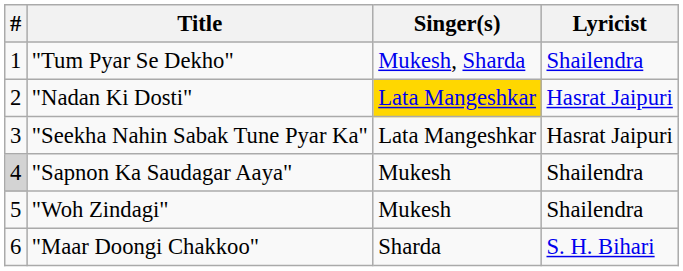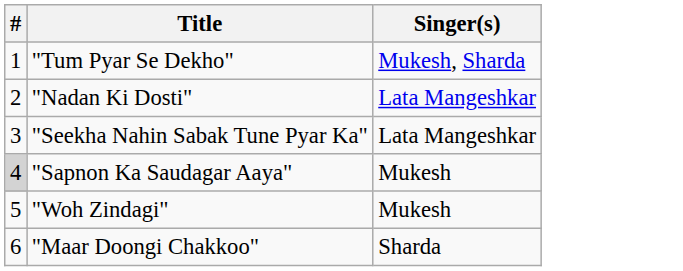- column: (610, 23)
(457, 98) gold background -> (457, 98) no background
